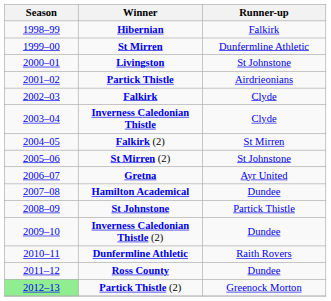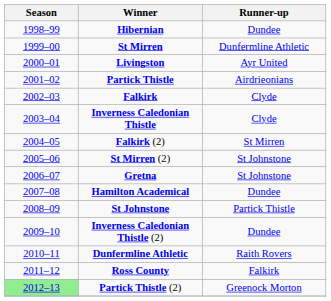(264, 29) Falkirk -> (264, 29) Dundee
(264, 63) St Johnstone -> (264, 63) Ayr United
(264, 175) Ayr United -> (264, 175) St Johnstone
(264, 271) Dundee -> (264, 271) Falkirk
